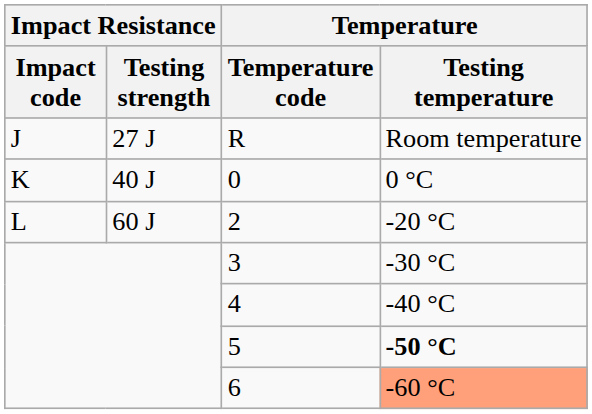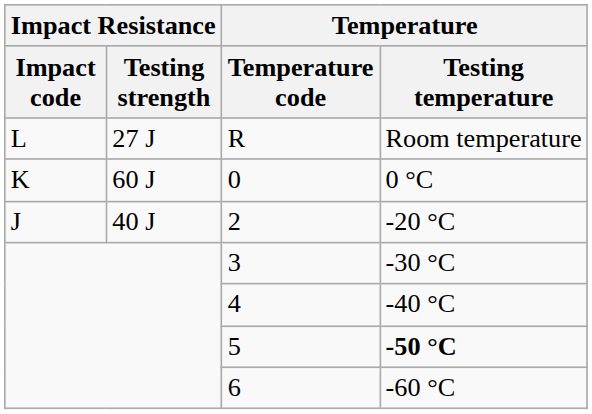(16, 138) J -> (19, 138) L
(134, 179) 40 J -> (134, 179) 60 J
(19, 221) L -> (16, 221) J
(134, 221) 60 J -> (134, 221) 40 J
(420, 387) lightsalmon background -> (420, 387) no background
